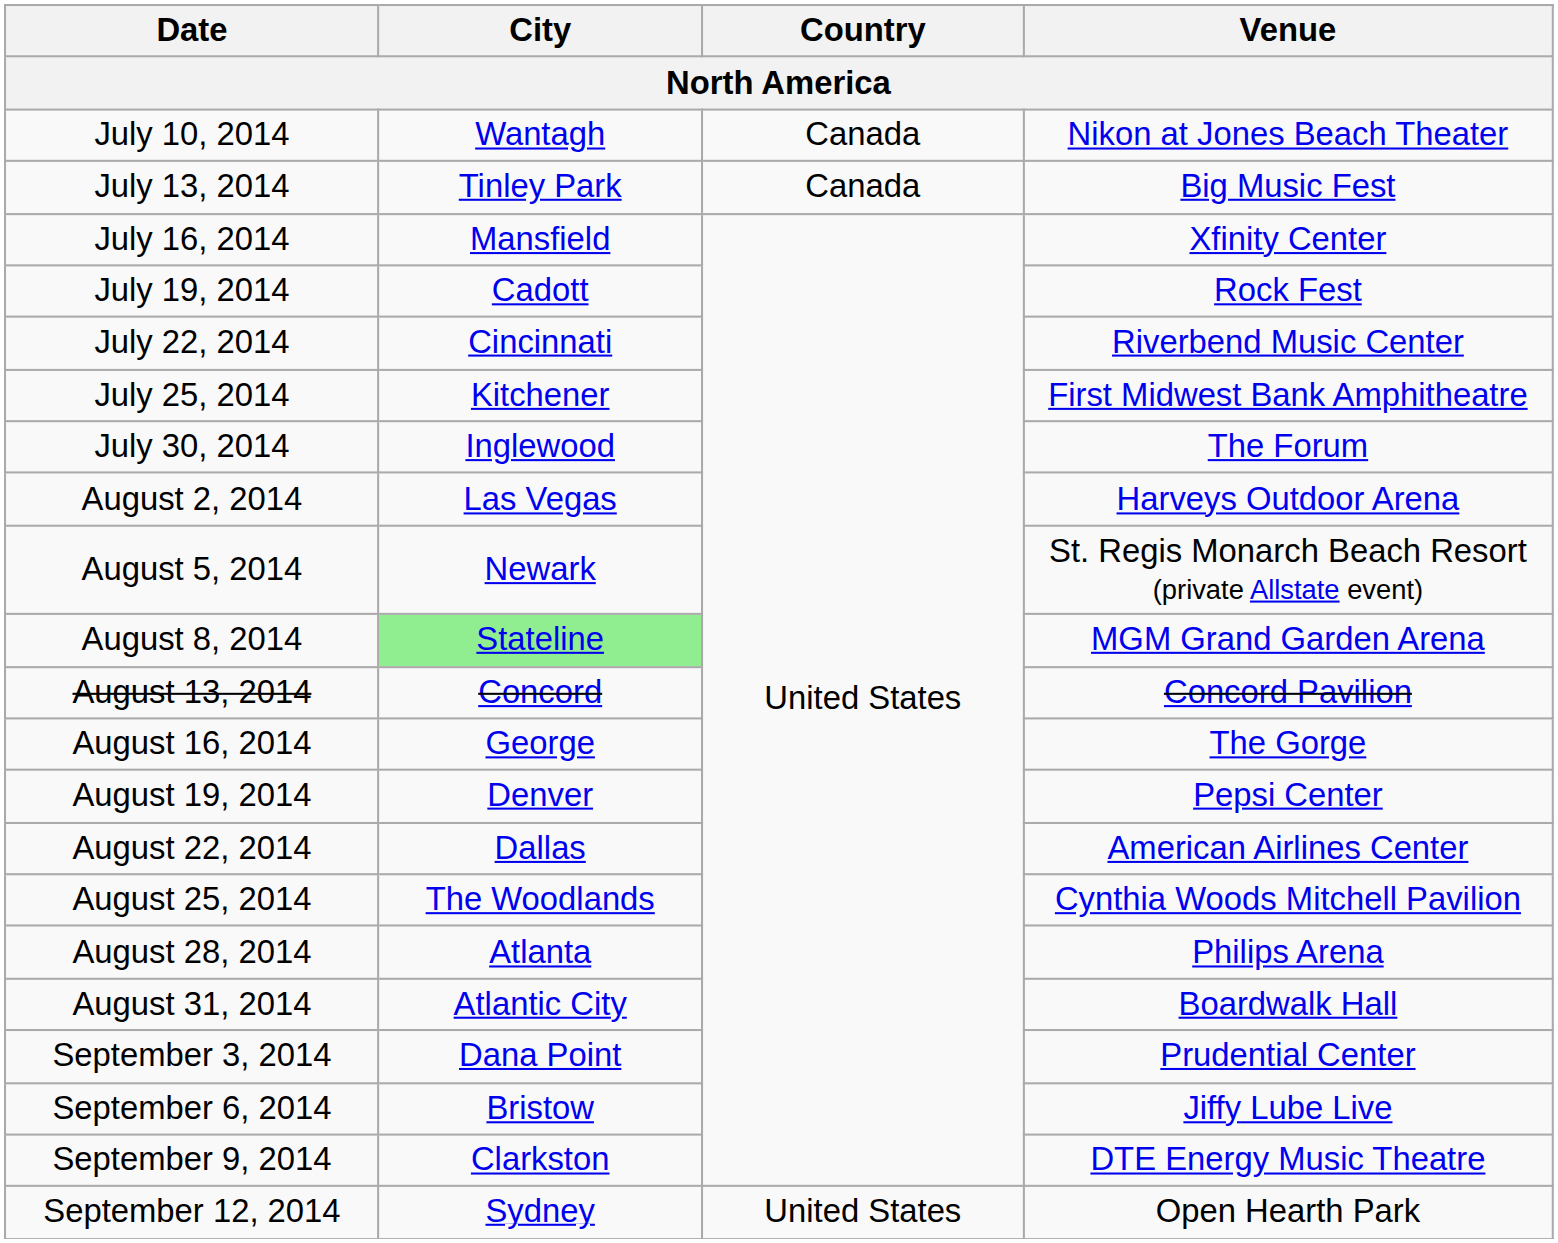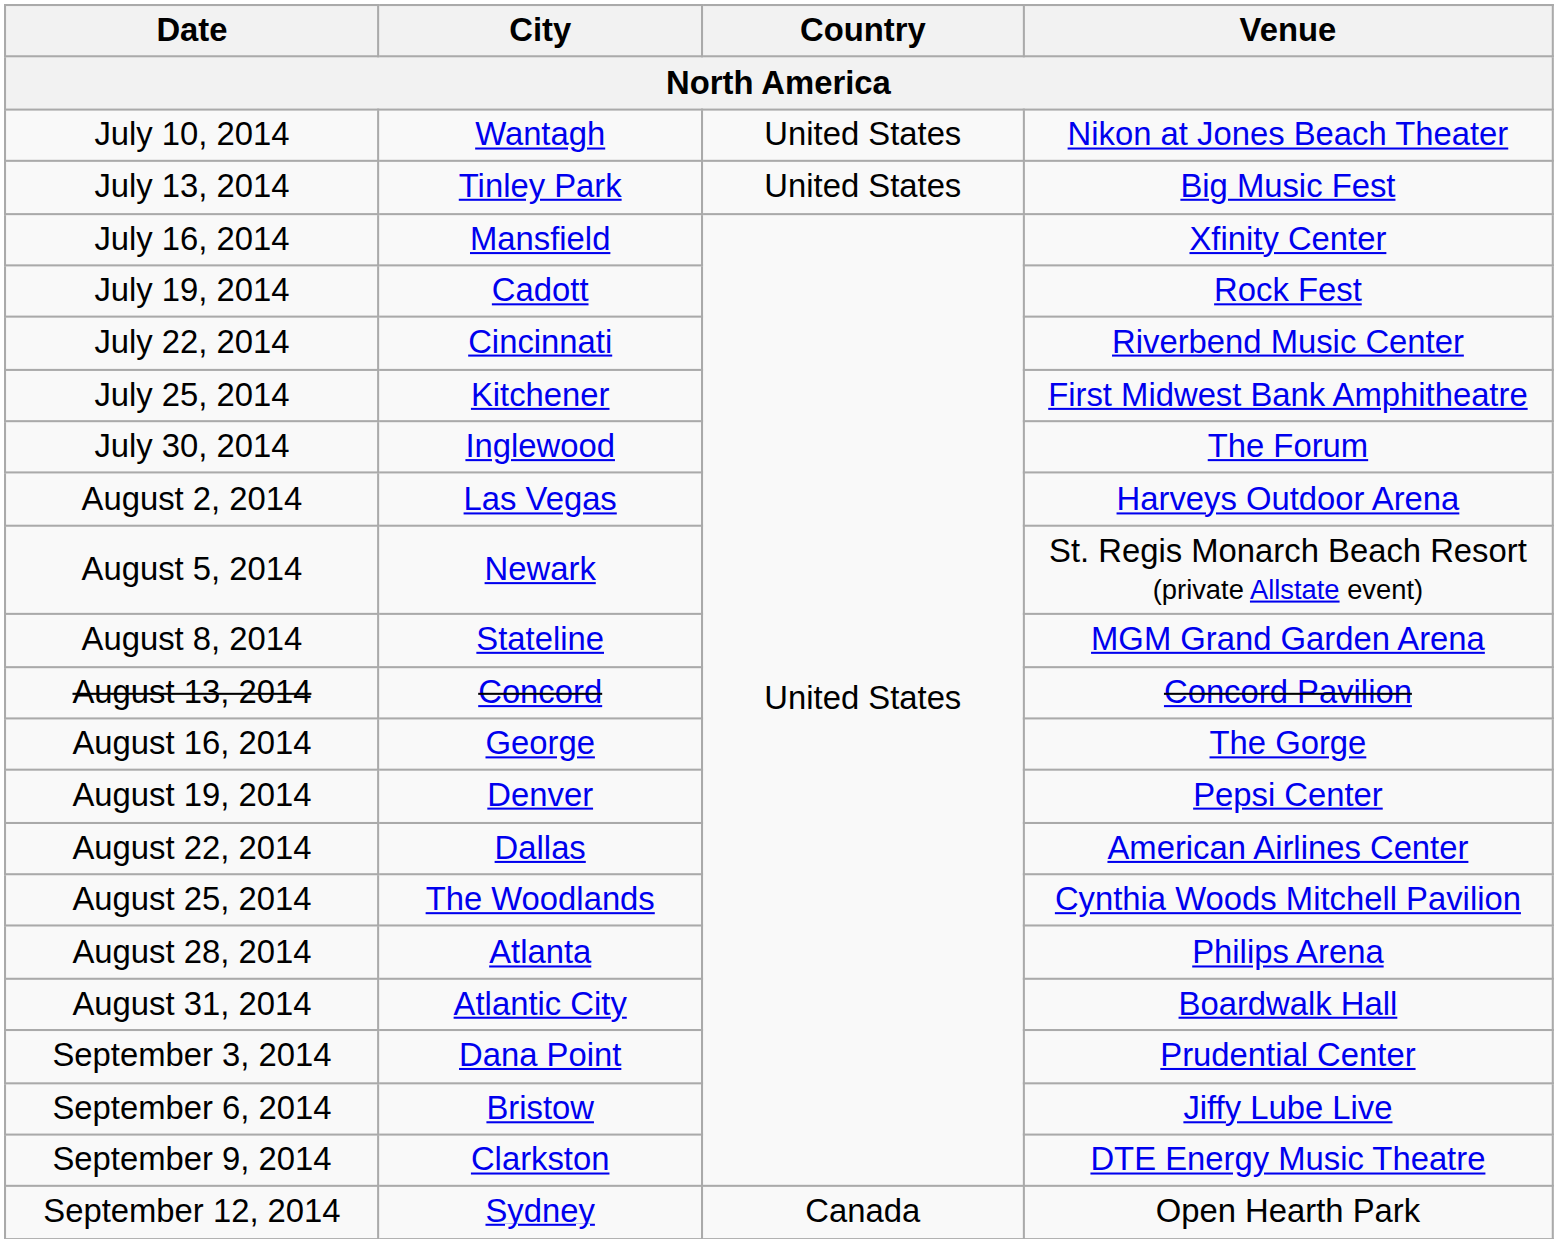(863, 134) Canada -> (863, 134) United States
(863, 186) Canada -> (863, 186) United States
(540, 639) lightgreen background -> (540, 639) no background
(863, 1211) United States -> (863, 1211) Canada
